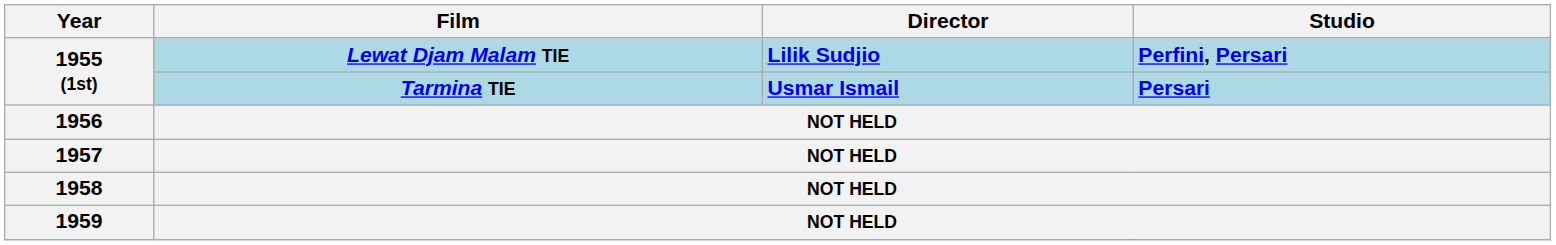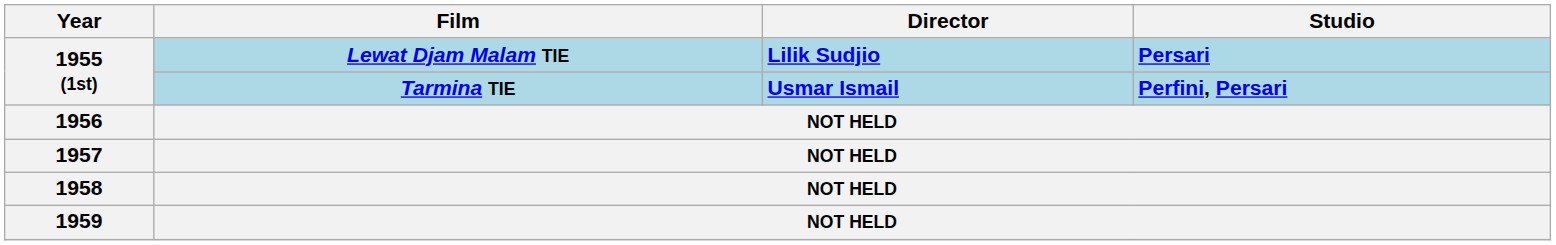(1213, 54) Perfini, Persari -> (1174, 54) Persari
(1174, 88) Persari -> (1213, 88) Perfini, Persari
